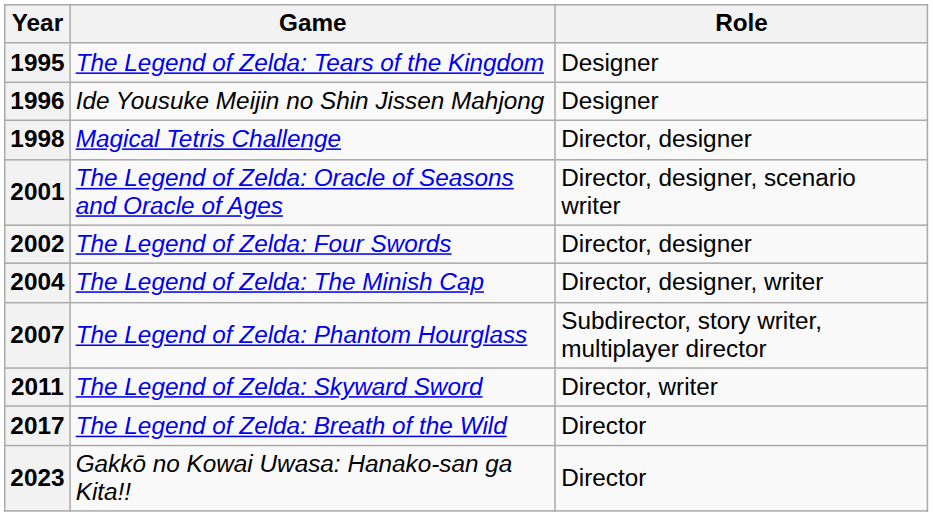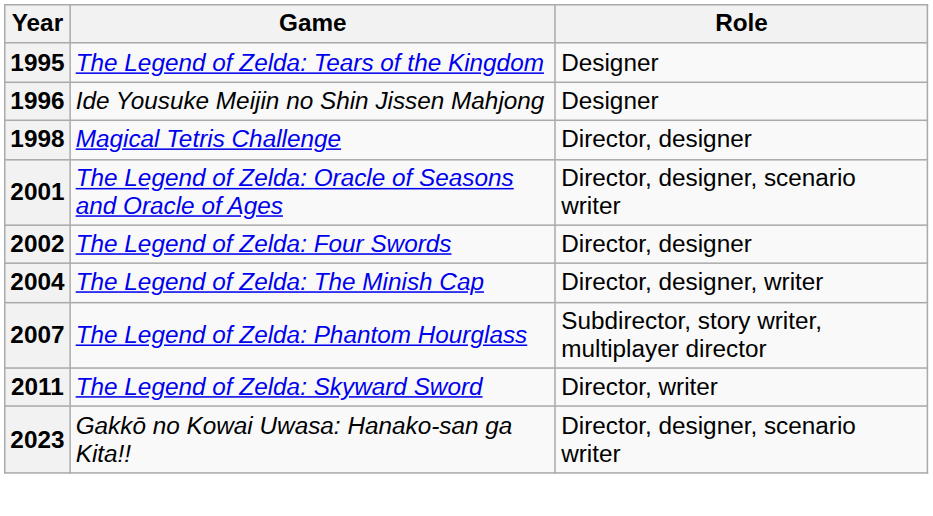- row: (37, 425)
(604, 477) Director -> (709, 439) Director, designer, scenario writer
